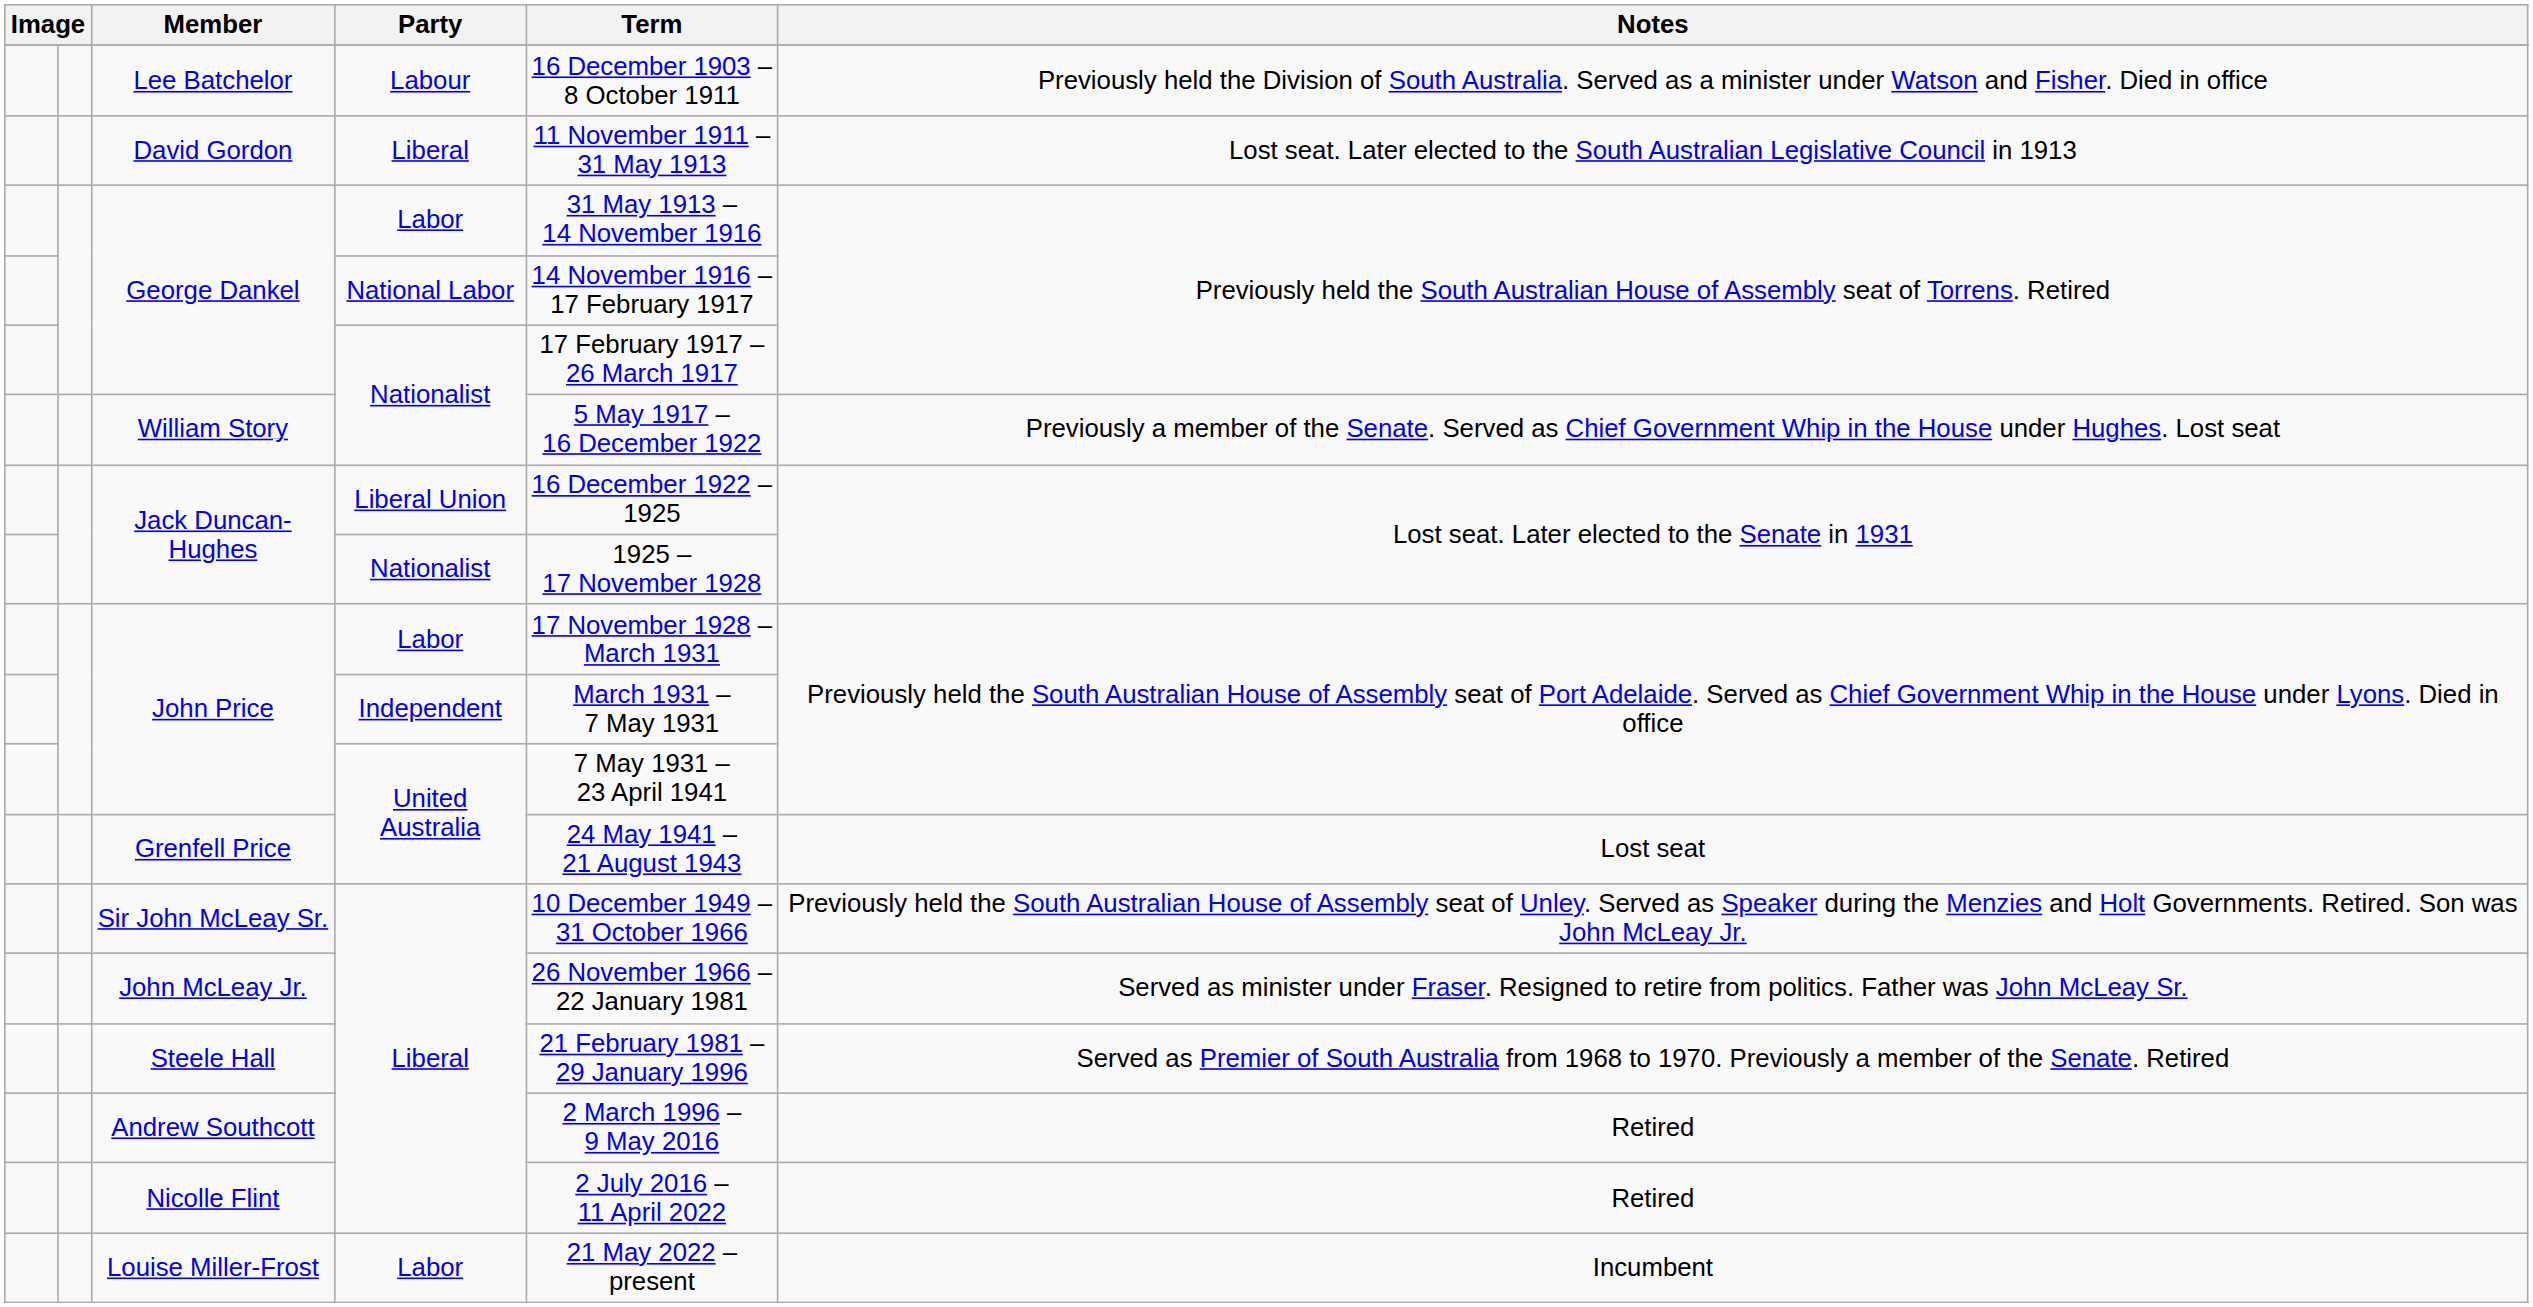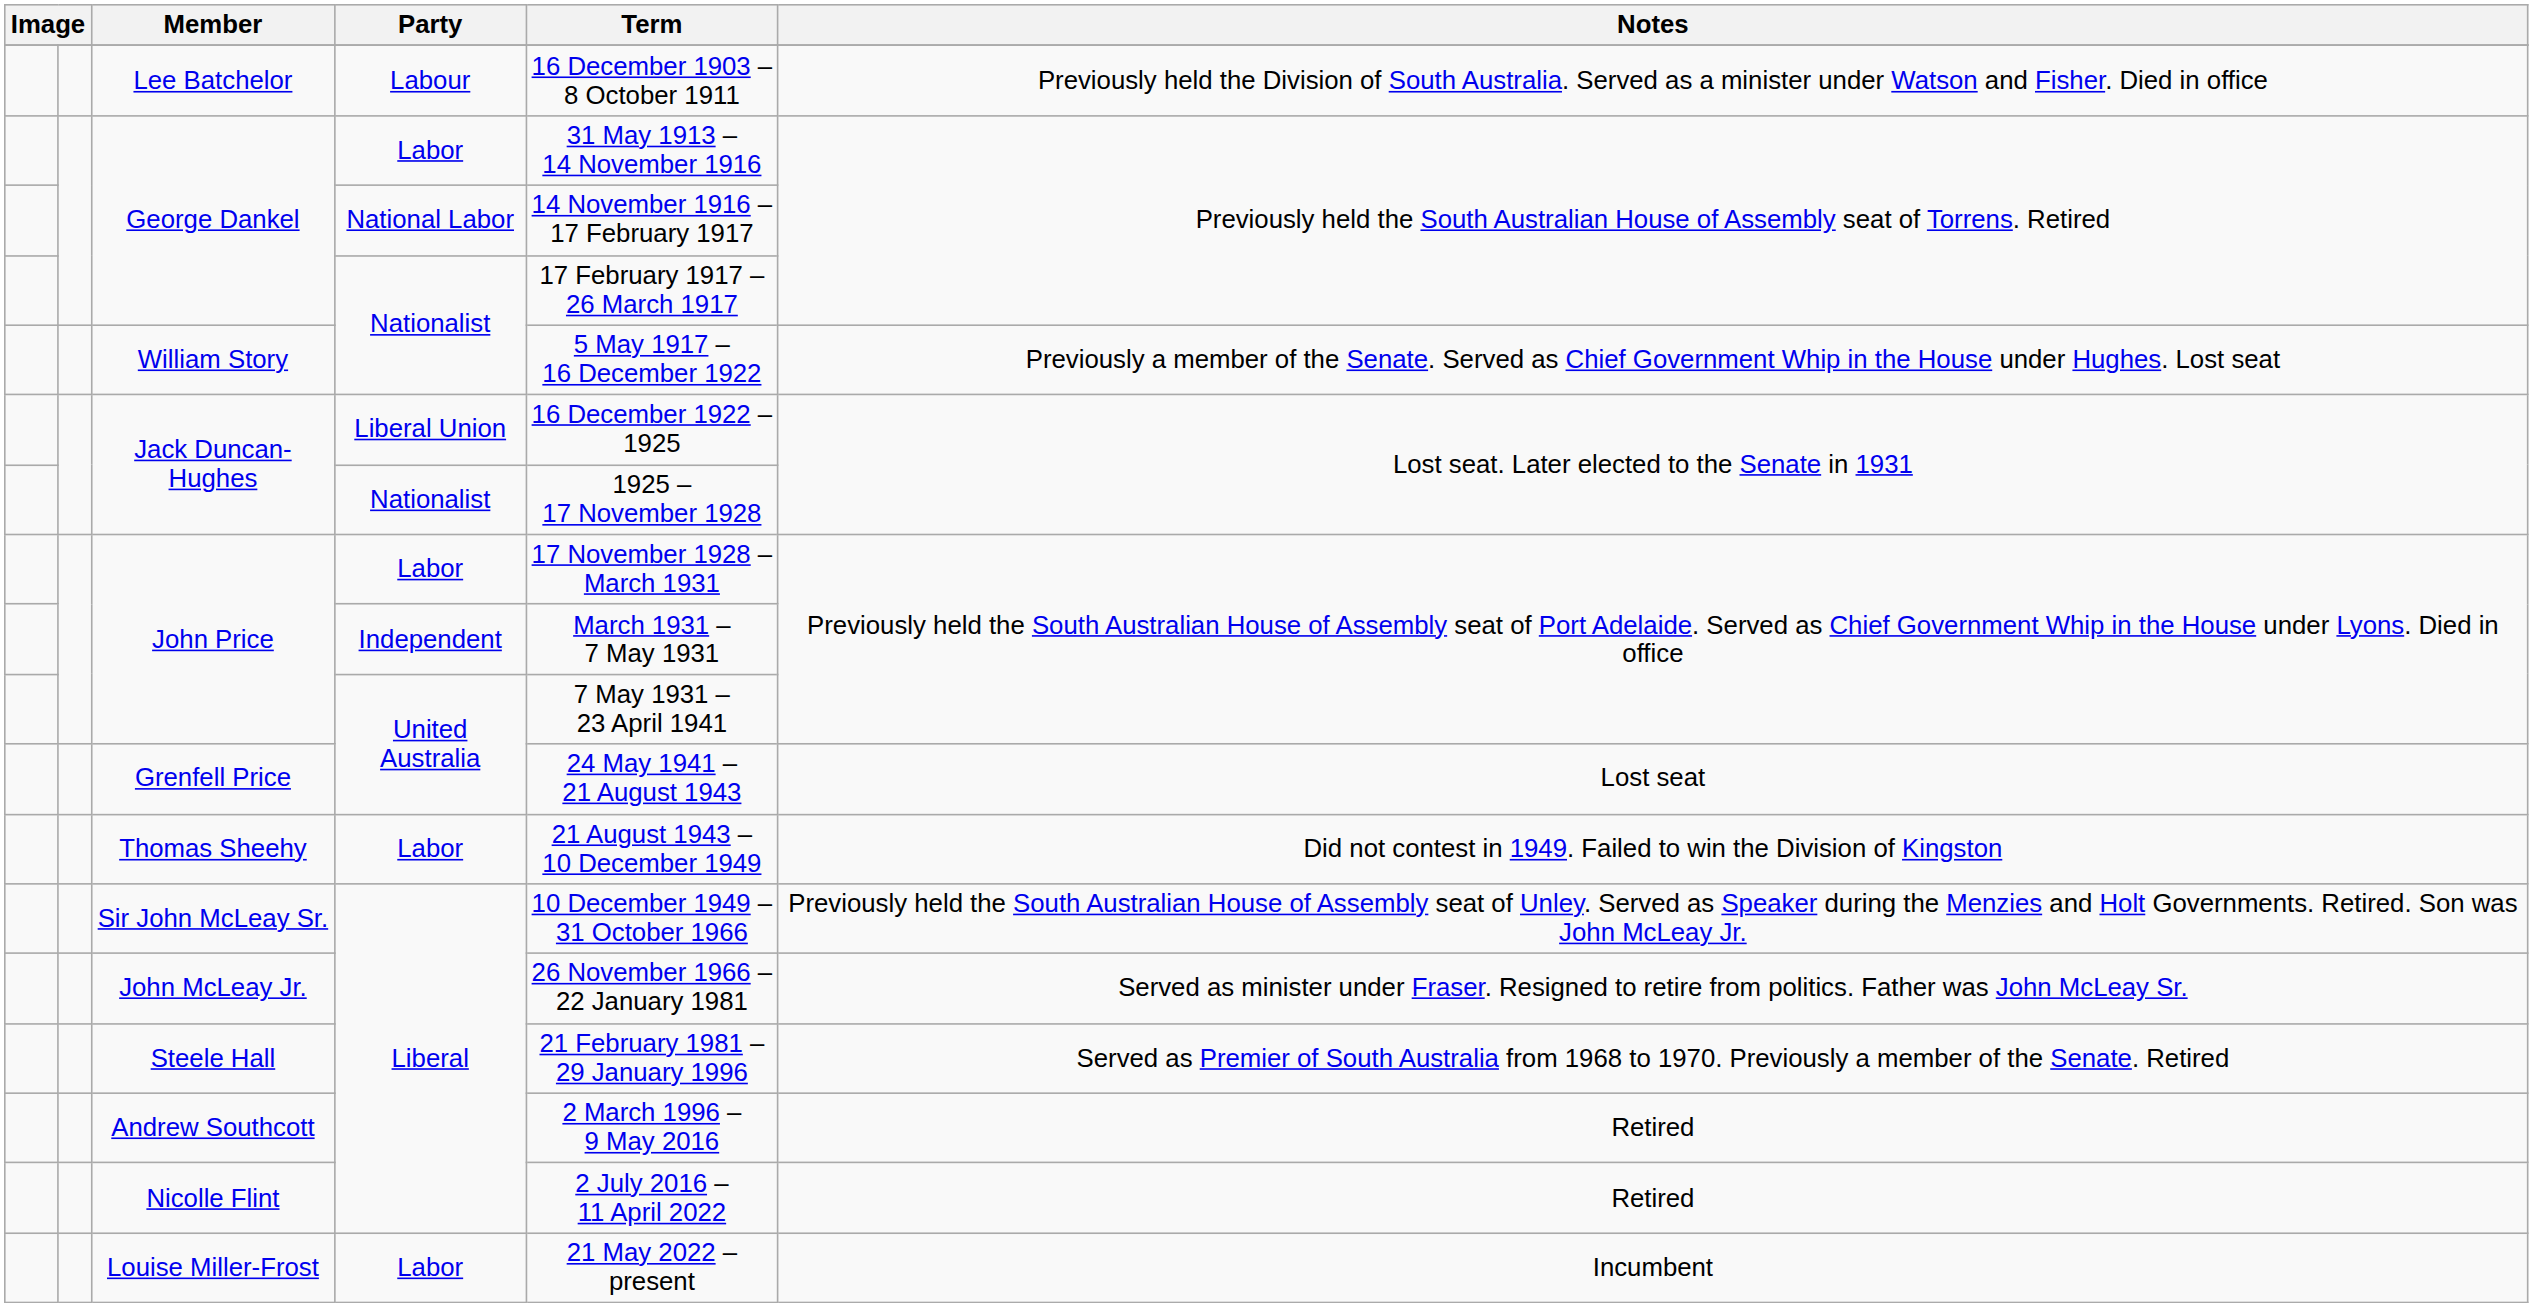- row: (213, 150)
+ row: (213, 848)
